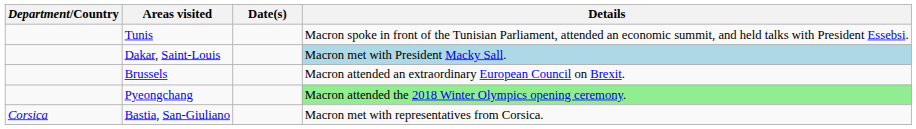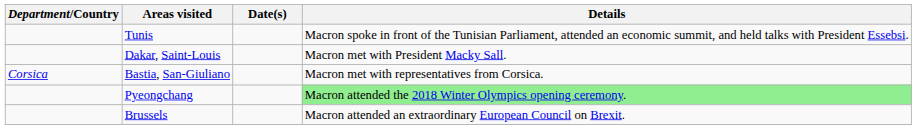(406, 54) lightblue background -> (406, 54) no background
rows swapped: (177, 114) <-> (146, 74)
